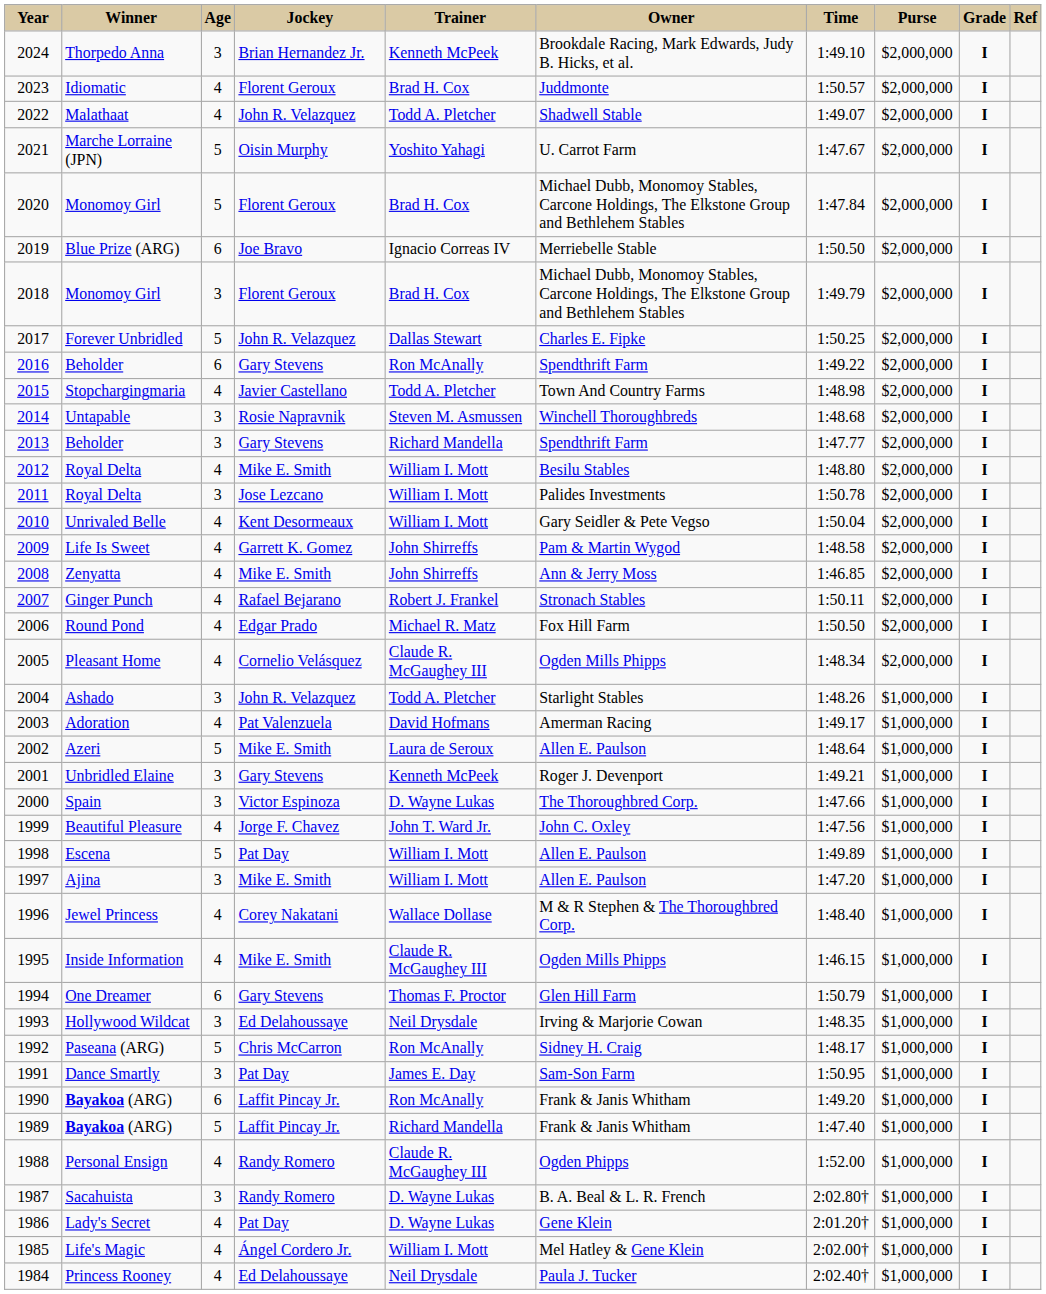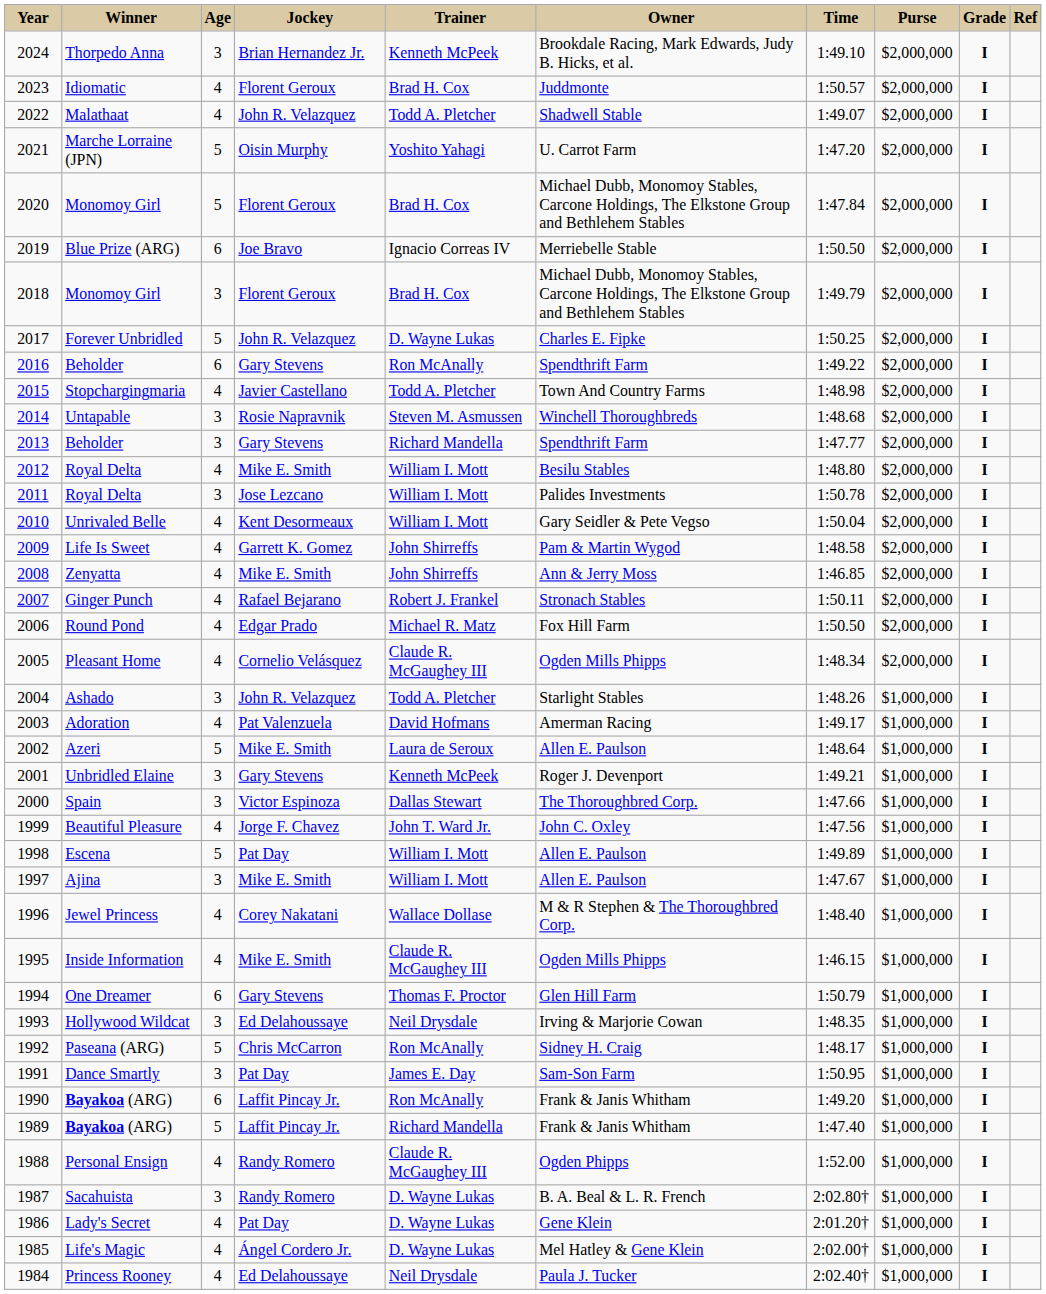(841, 150) 1:47.67 -> (841, 150) 1:47.20
(435, 339) Dallas Stewart -> (441, 339) D. Wayne Lukas
(441, 801) D. Wayne Lukas -> (435, 801) Dallas Stewart
(841, 880) 1:47.20 -> (841, 880) 1:47.67
(438, 1249) William I. Mott -> (441, 1249) D. Wayne Lukas
